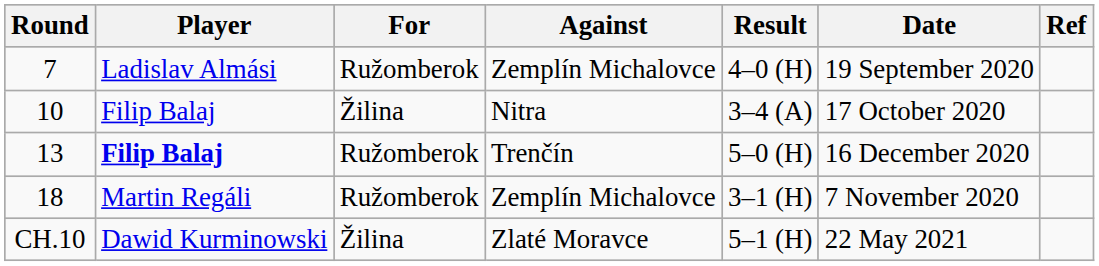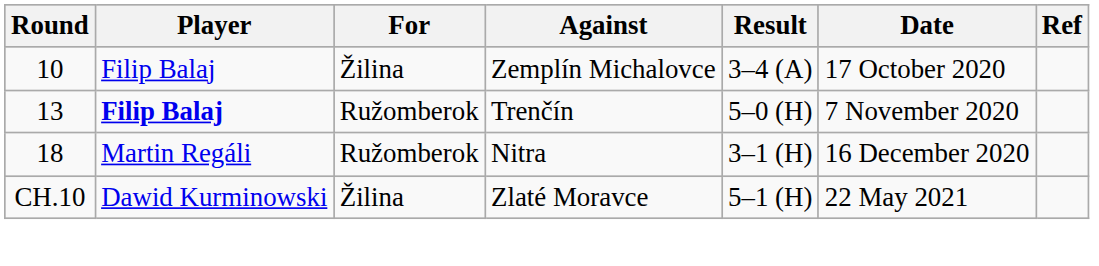- row: (50, 68)
(519, 111) Nitra -> (603, 68) Zemplín Michalovce
(927, 153) 16 December 2020 -> (922, 111) 7 November 2020
(603, 196) Zemplín Michalovce -> (519, 153) Nitra
(922, 196) 7 November 2020 -> (927, 153) 16 December 2020
